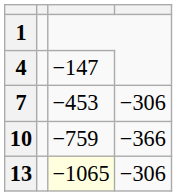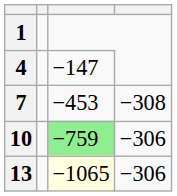(143, 102) −306 -> (143, 102) −308
(76, 138) no background -> (76, 138) lightgreen background
(143, 138) −366 -> (143, 138) −306
